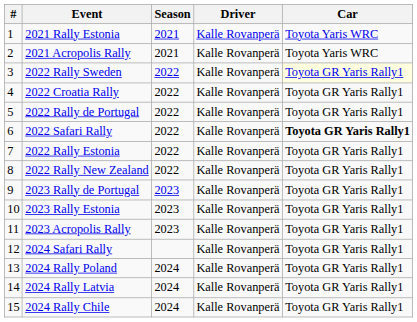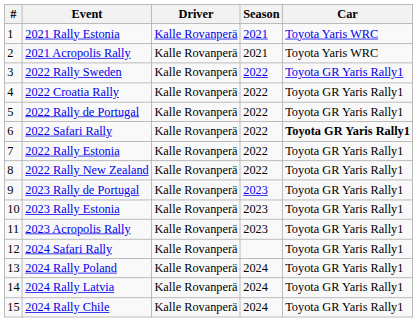columns swapped: (173, 14) <-> (238, 14)
(344, 72) lightyellow background -> (344, 72) no background
